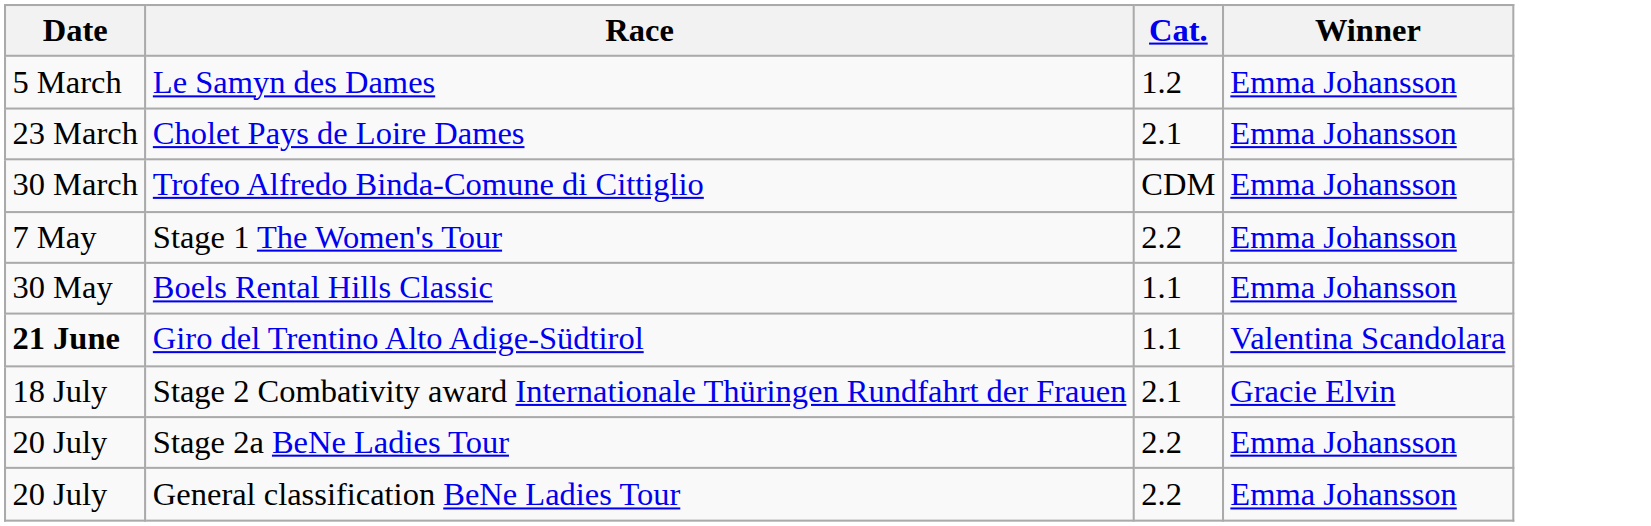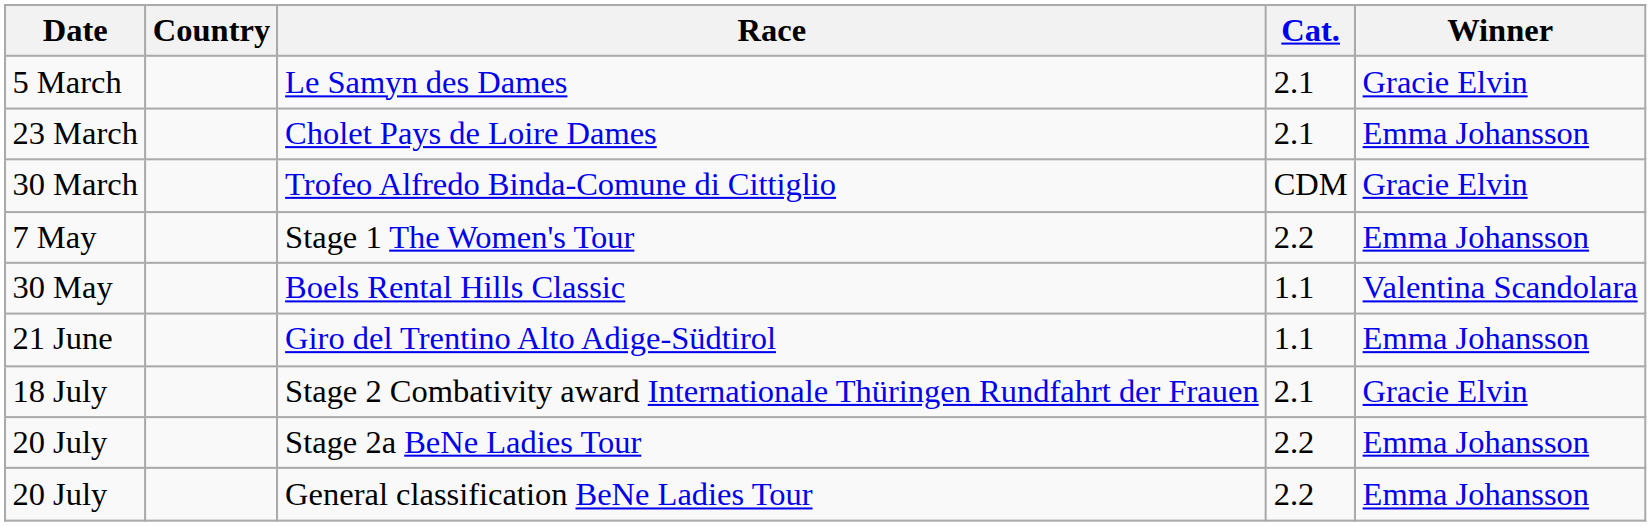+ column: (212, 30)
(1162, 81) 1.2 -> (1294, 81) 2.1
(1344, 81) Emma Johansson -> (1445, 81) Gracie Elvin
(1344, 184) Emma Johansson -> (1445, 184) Gracie Elvin
(1344, 287) Emma Johansson -> (1500, 287) Valentina Scandolara
(66, 339) bold -> (63, 339) normal
(1368, 339) Valentina Scandolara -> (1476, 339) Emma Johansson
